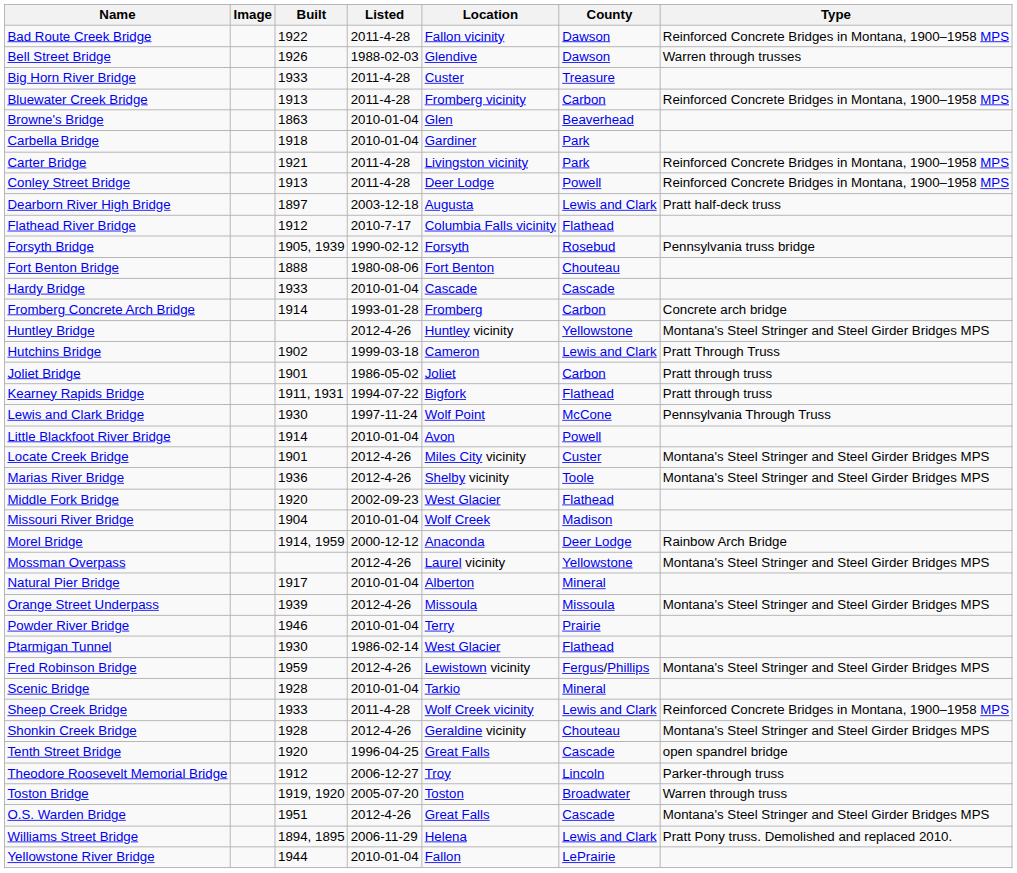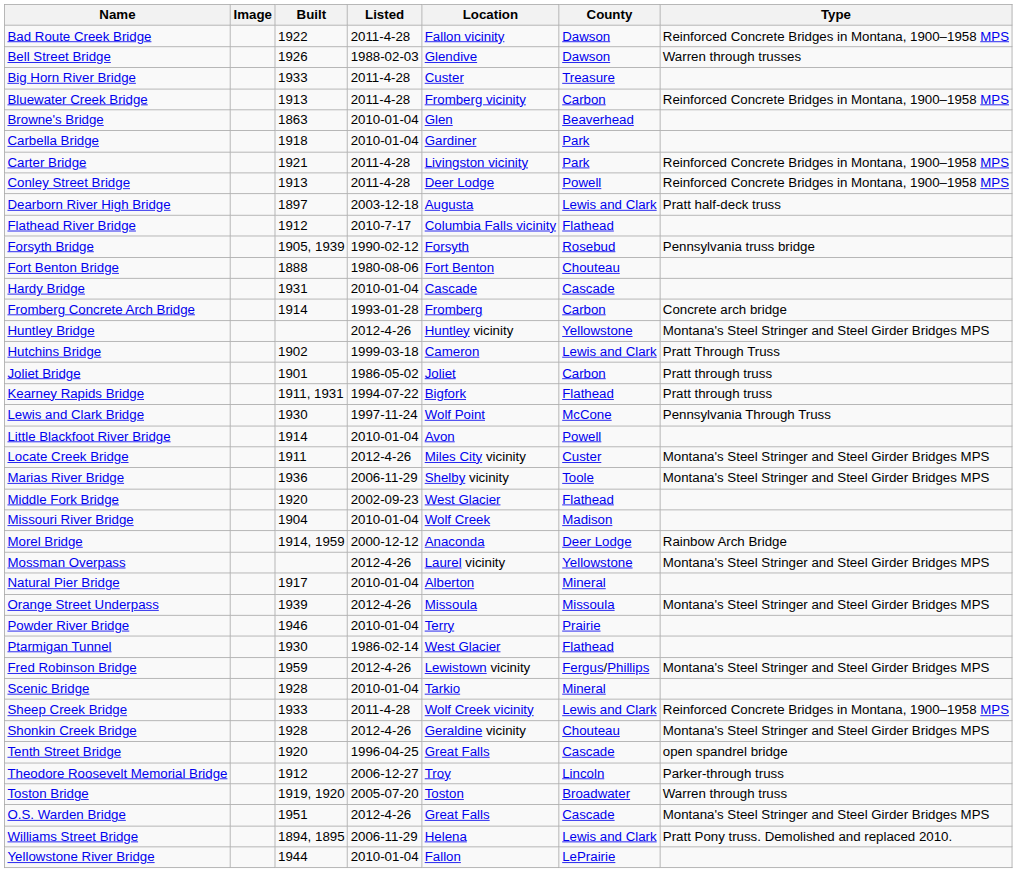(293, 288) 1933 -> (293, 288) 1931
(293, 457) 1901 -> (292, 457) 1911
(381, 478) 2012-4-26 -> (384, 478) 2006-11-29
